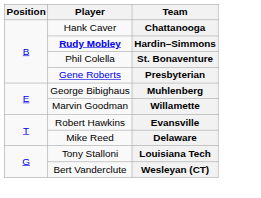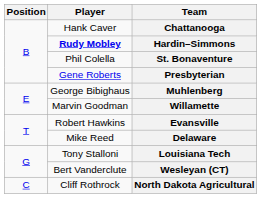+ row: (194, 185)
